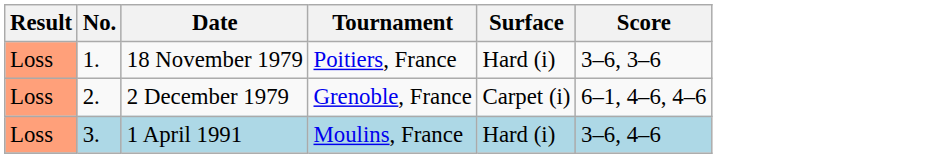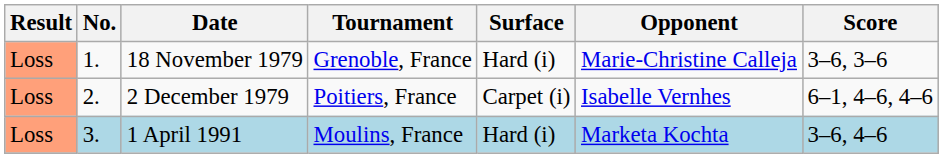+ column: (689, 22)
(385, 59) Poitiers, France -> (393, 59) Grenoble, France
(393, 96) Grenoble, France -> (385, 96) Poitiers, France
